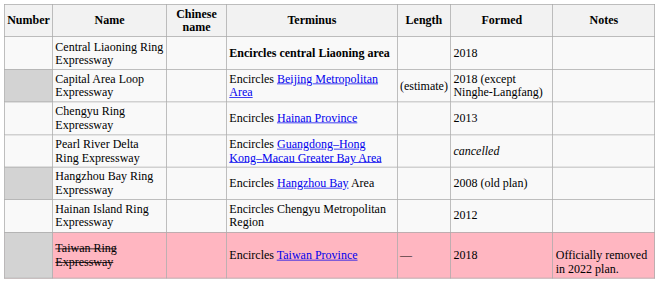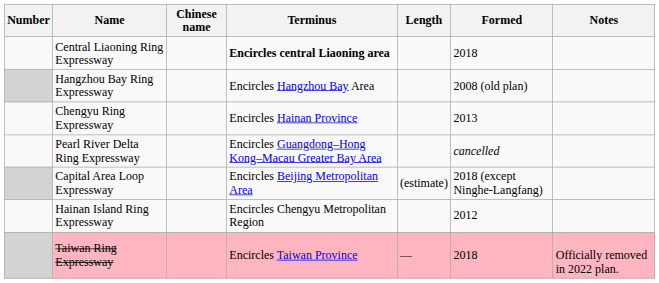rows swapped: (104, 183) <-> (100, 85)
